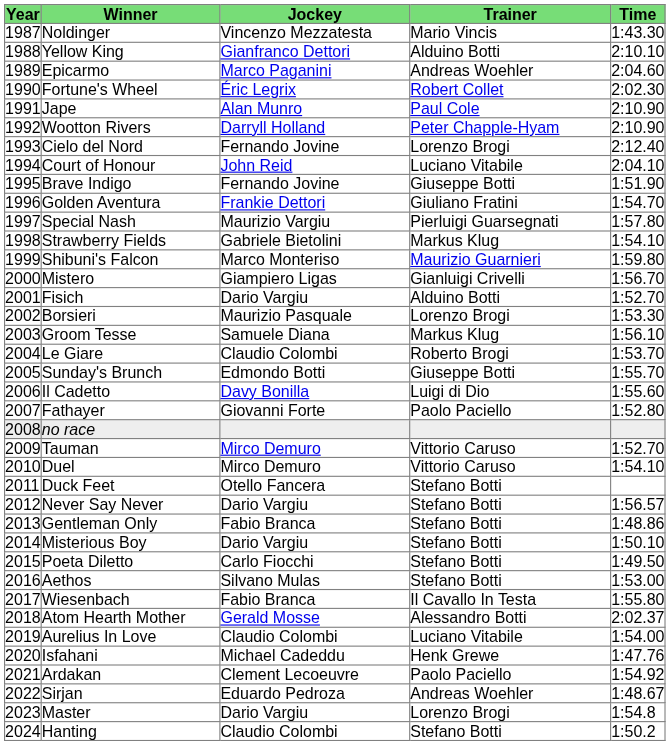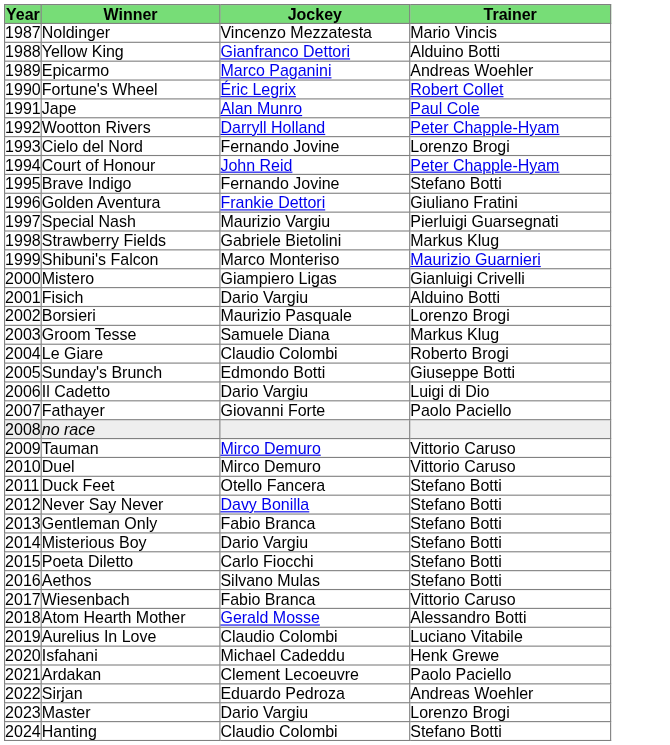- column: (638, 14)
(467, 165) Luciano Vitabile -> (485, 165) Peter Chapple-Hyam
(463, 184) Giuseppe Botti -> (456, 184) Stefano Botti
(265, 391) Davy Bonilla -> (264, 391) Dario Vargiu
(264, 505) Dario Vargiu -> (265, 505) Davy Bonilla
(473, 599) Il Cavallo In Testa -> (463, 599) Vittorio Caruso
